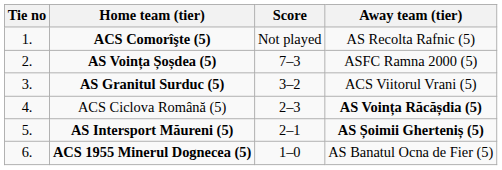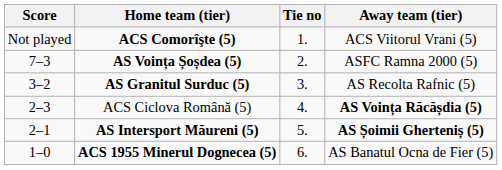columns swapped: (27, 15) <-> (290, 15)
(411, 38) AS Recolta Rafnic (5) -> (411, 38) ACS Viitorul Vrani (5)
(411, 84) ACS Viitorul Vrani (5) -> (411, 84) AS Recolta Rafnic (5)
